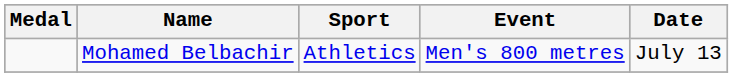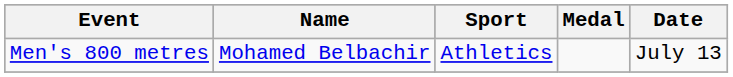columns swapped: (41, 22) <-> (525, 22)
